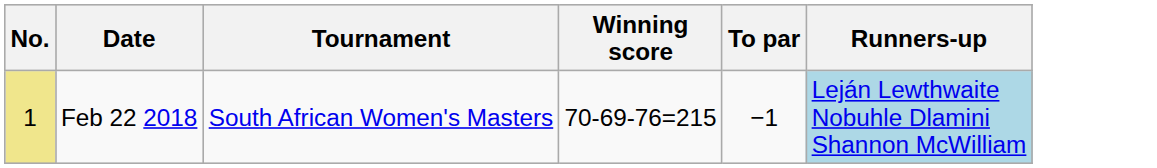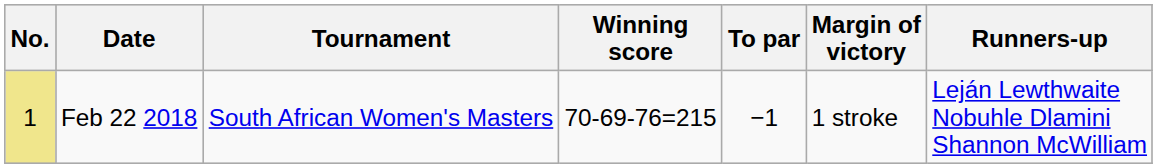+ column: (866, 38)
(919, 117) lightblue background -> (1040, 117) no background
